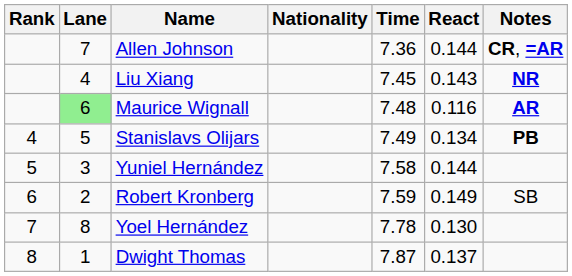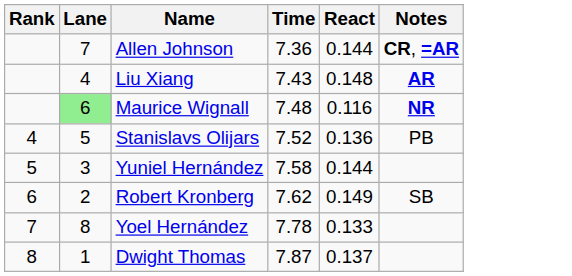- column: (320, 19)
(398, 78) 7.45 -> (294, 78) 7.43
(454, 78) 0.143 -> (350, 78) 0.148
(526, 78) NR -> (421, 78) AR
(526, 108) AR -> (421, 108) NR
(398, 138) 7.49 -> (294, 138) 7.52
(454, 138) 0.134 -> (350, 138) 0.136
(526, 138) bold -> (421, 138) normal
(398, 197) 7.59 -> (294, 197) 7.62
(454, 227) 0.130 -> (350, 227) 0.133
